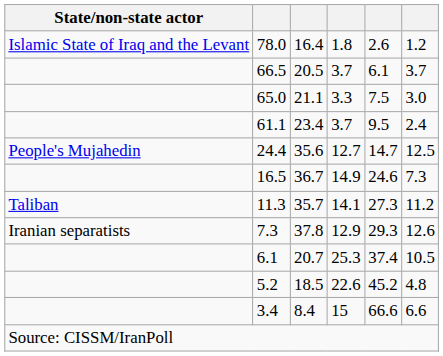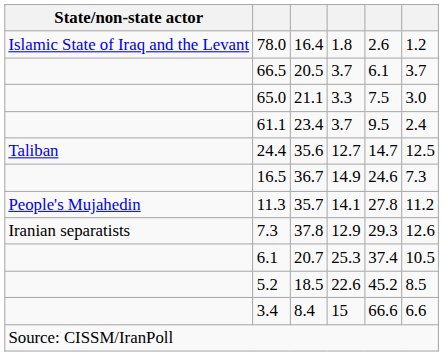(75, 151) People's Mujahedin -> (33, 151) Taliban
(33, 204) Taliban -> (75, 204) People's Mujahedin
(383, 204) 27.3 -> (383, 204) 27.8
(416, 284) 4.8 -> (416, 284) 8.5
